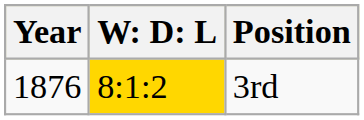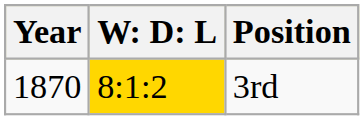(47, 85) 1876 -> (47, 85) 1870
